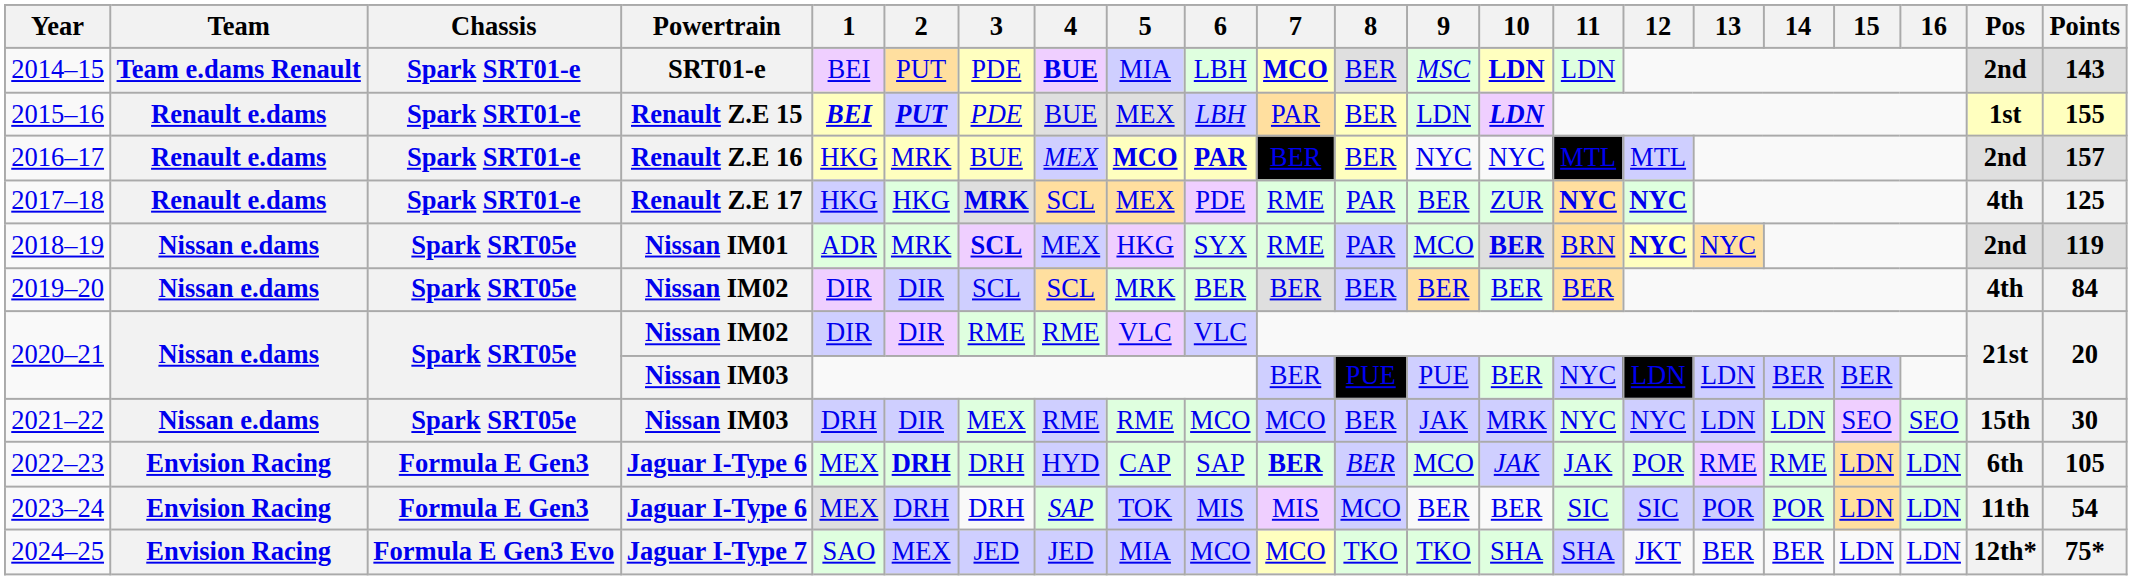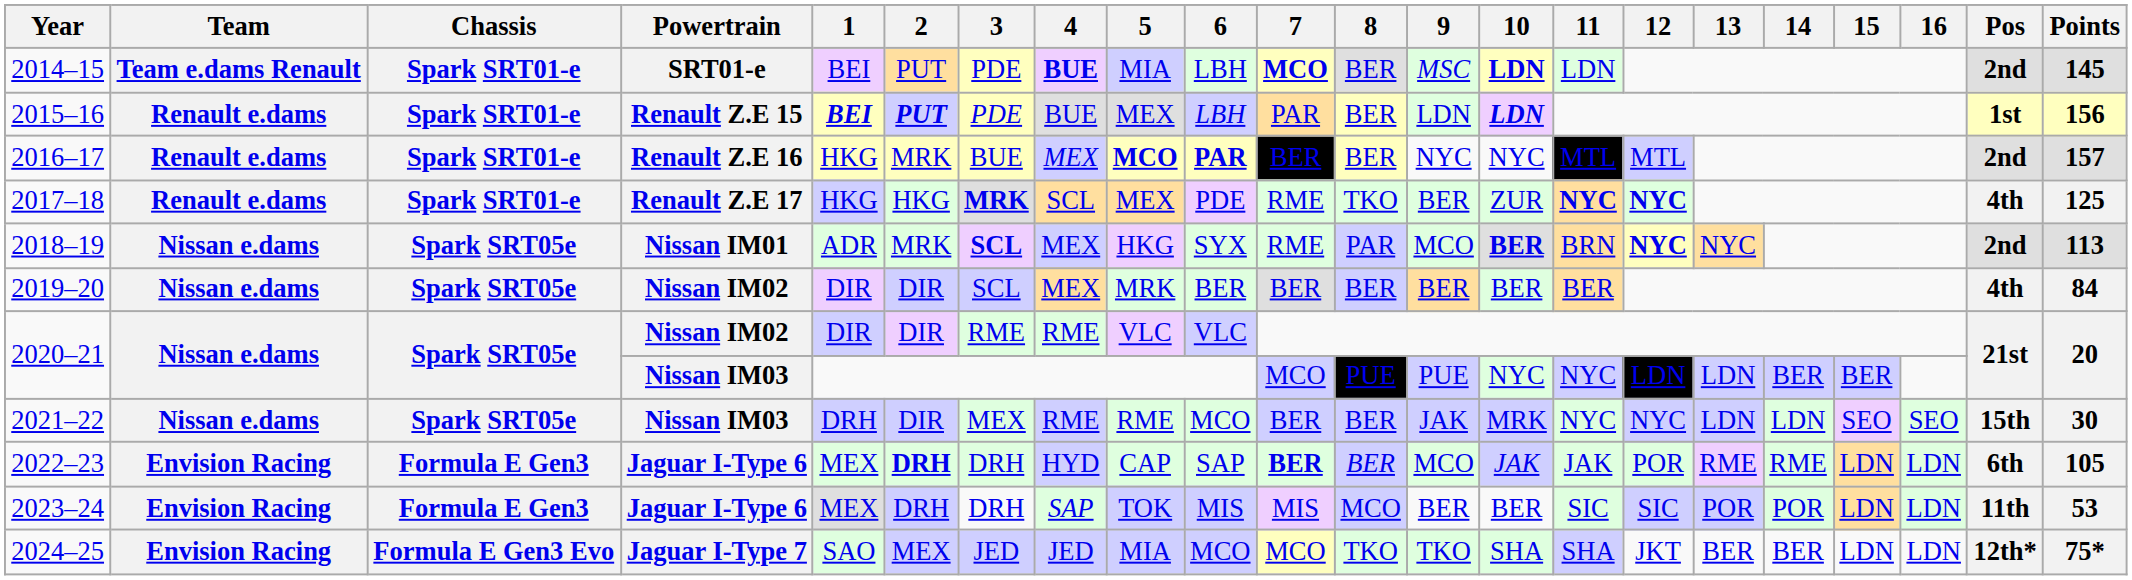(2085, 69) 143 -> (2085, 69) 145
(2085, 113) 155 -> (2085, 113) 156
(1371, 200) PAR -> (1371, 200) TKO
(2085, 244) 119 -> (2085, 244) 113
(1071, 288) SCL -> (1071, 288) MEX
(1295, 375) BER -> (1295, 375) MCO
(1517, 375) BER -> (1517, 375) NYC
(1295, 419) MCO -> (1295, 419) BER
(2085, 507) 54 -> (2085, 507) 53
